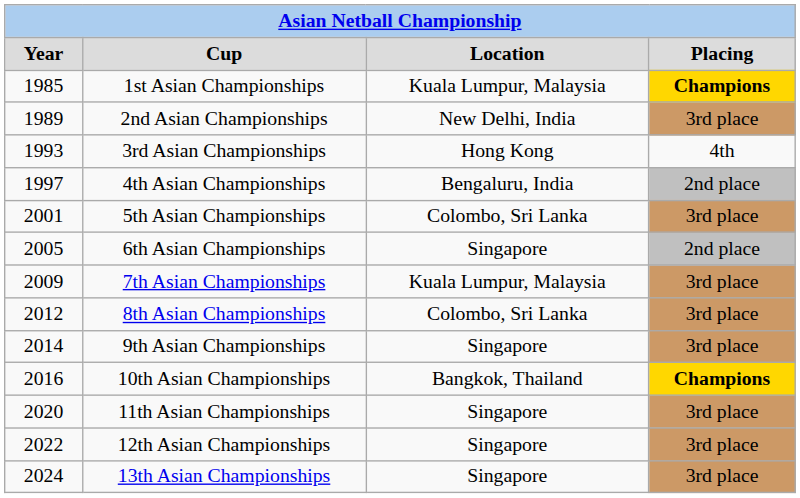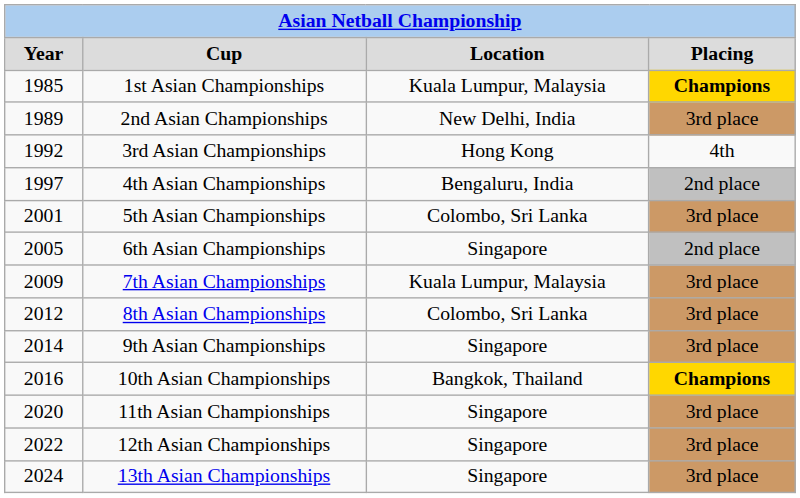(44, 151) 1993 -> (44, 151) 1992
